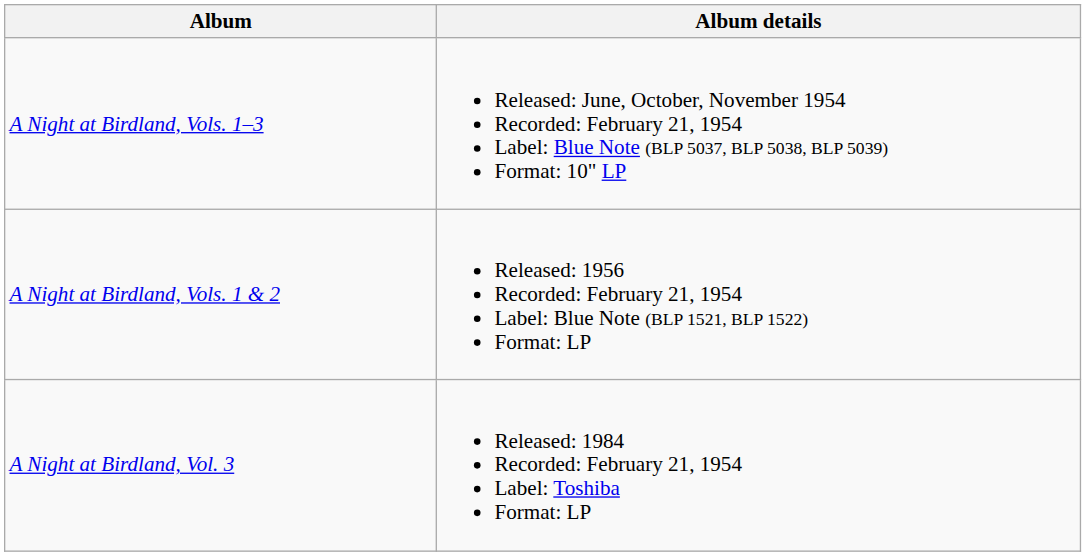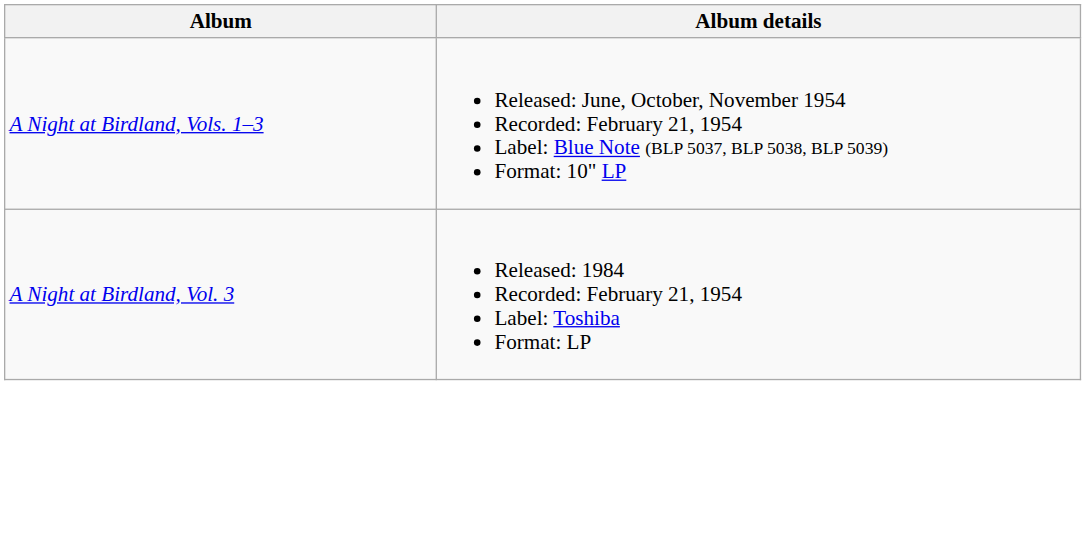- row: (145, 294)
